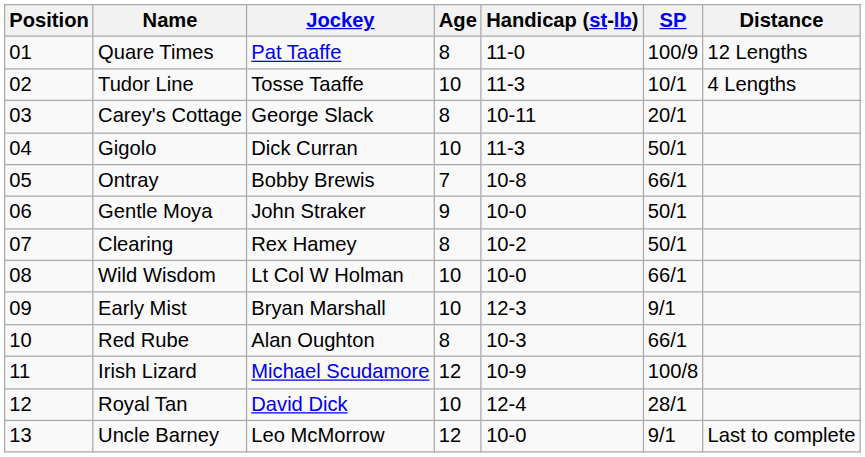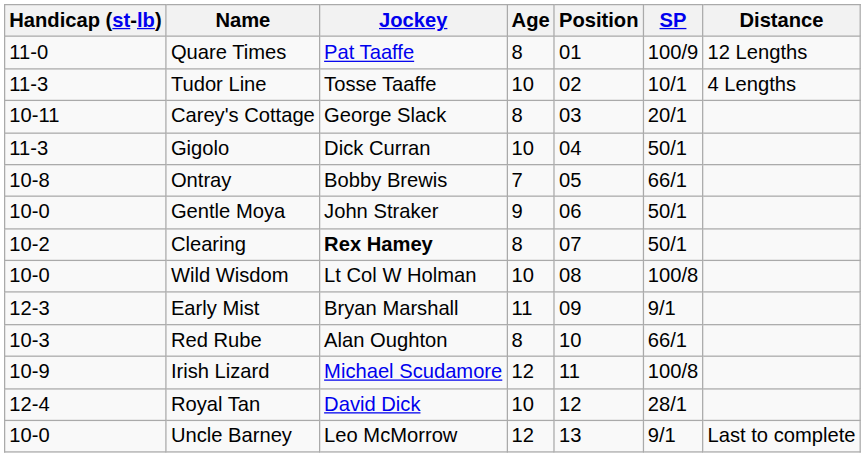columns swapped: (49, 20) <-> (562, 20)
(304, 244) normal -> (378, 244) bold
(667, 276) 66/1 -> (673, 276) 100/8
(450, 308) 10 -> (522, 308) 11
